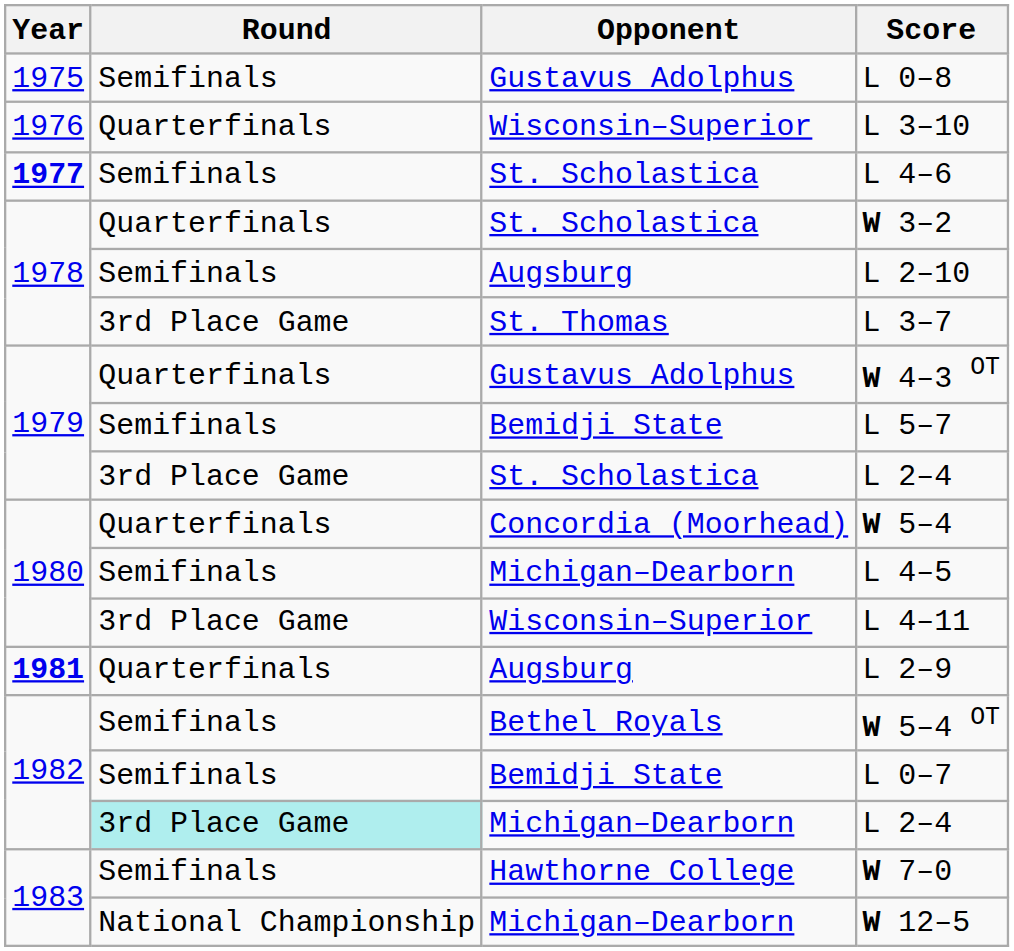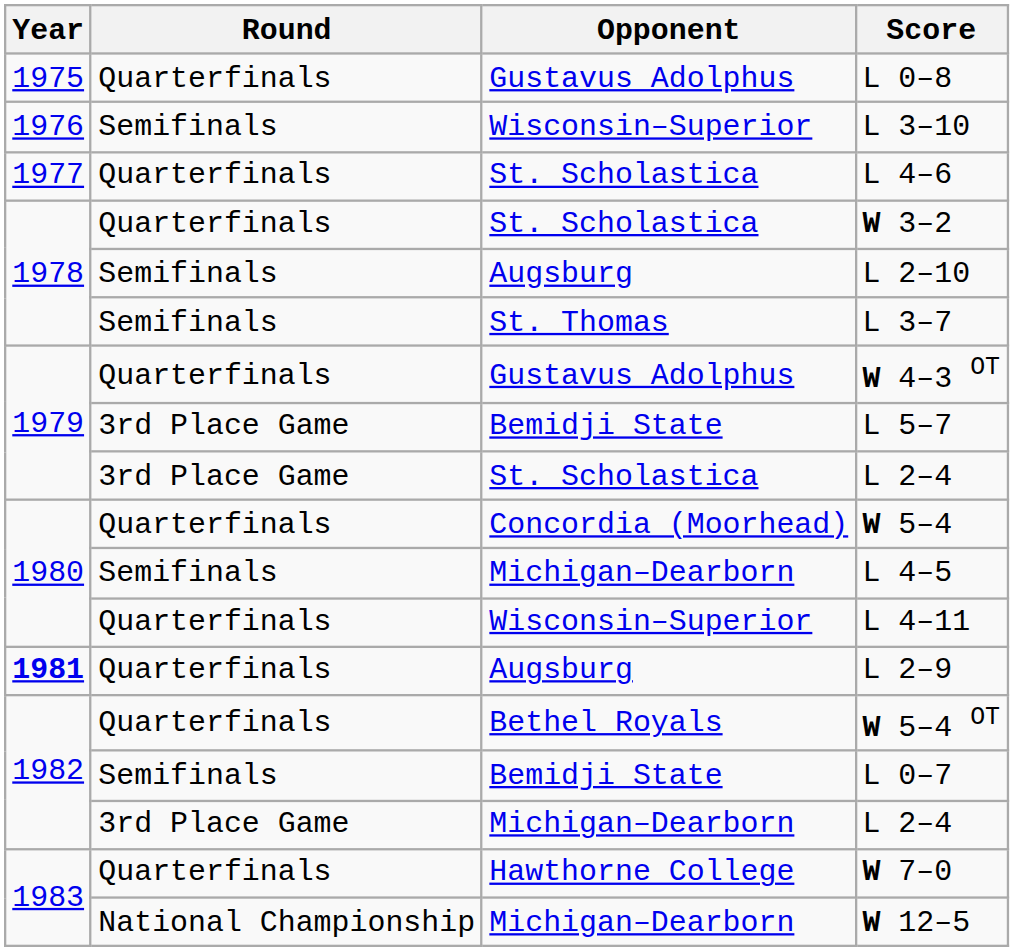(188, 78) Semifinals -> (215, 78) Quarterfinals
(215, 127) Quarterfinals -> (188, 127) Semifinals
(48, 176) bold -> (48, 176) normal
(188, 176) Semifinals -> (215, 176) Quarterfinals
(224, 322) 3rd Place Game -> (188, 322) Semifinals
(188, 427) Semifinals -> (224, 427) 3rd Place Game
(224, 622) 3rd Place Game -> (215, 622) Quarterfinals
(188, 723) Semifinals -> (215, 723) Quarterfinals
(224, 825) paleturquoise background -> (224, 825) no background
(188, 873) Semifinals -> (215, 873) Quarterfinals
